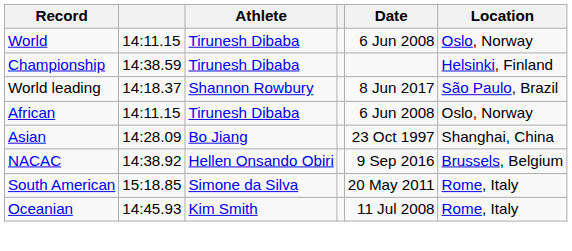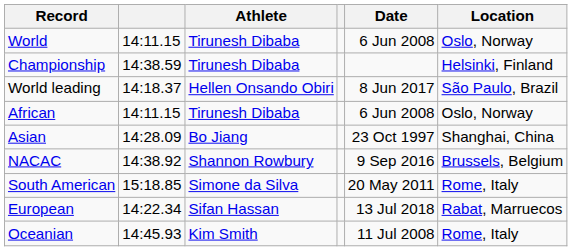(251, 88) Shannon Rowbury -> (261, 88) Hellen Onsando Obiri
(261, 161) Hellen Onsando Obiri -> (251, 161) Shannon Rowbury
+ row: (41, 209)
